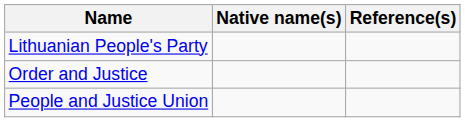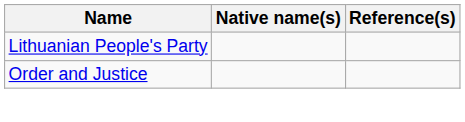- row: (108, 102)
